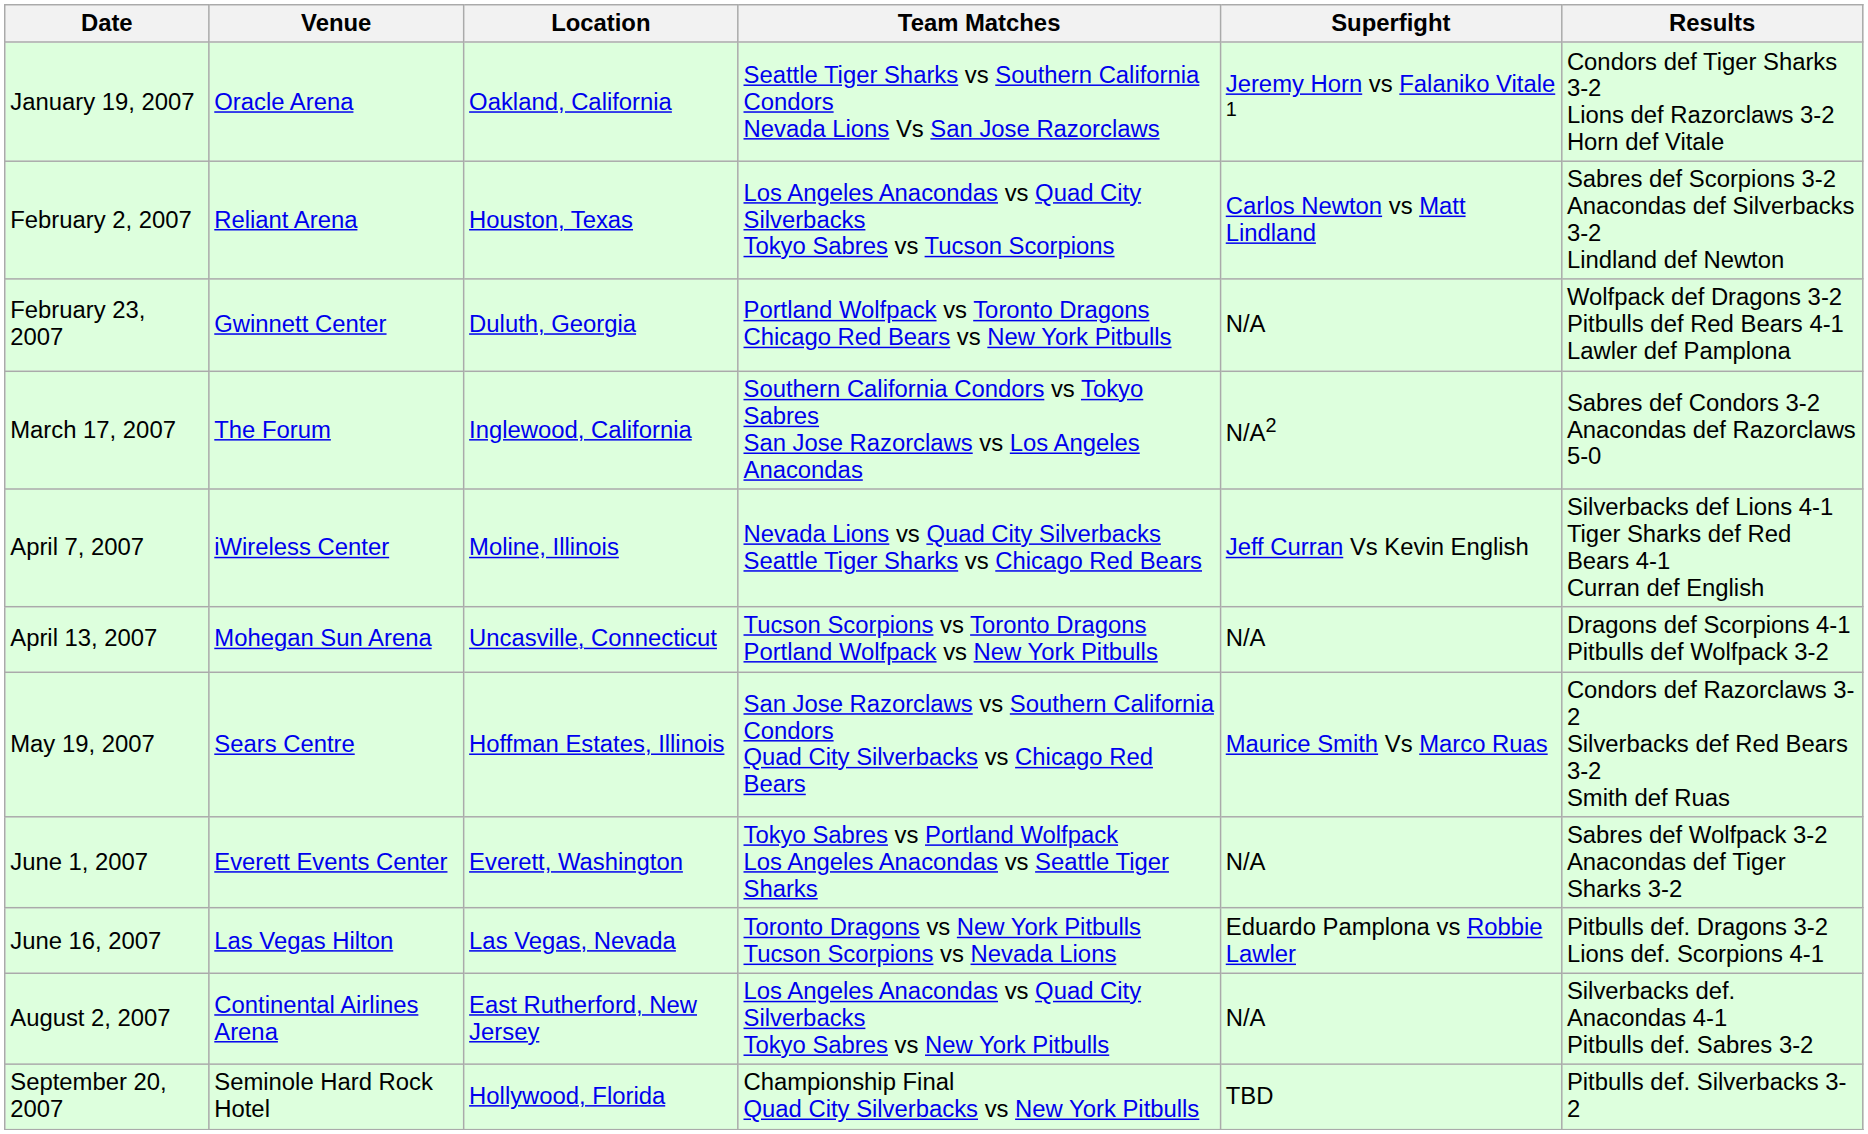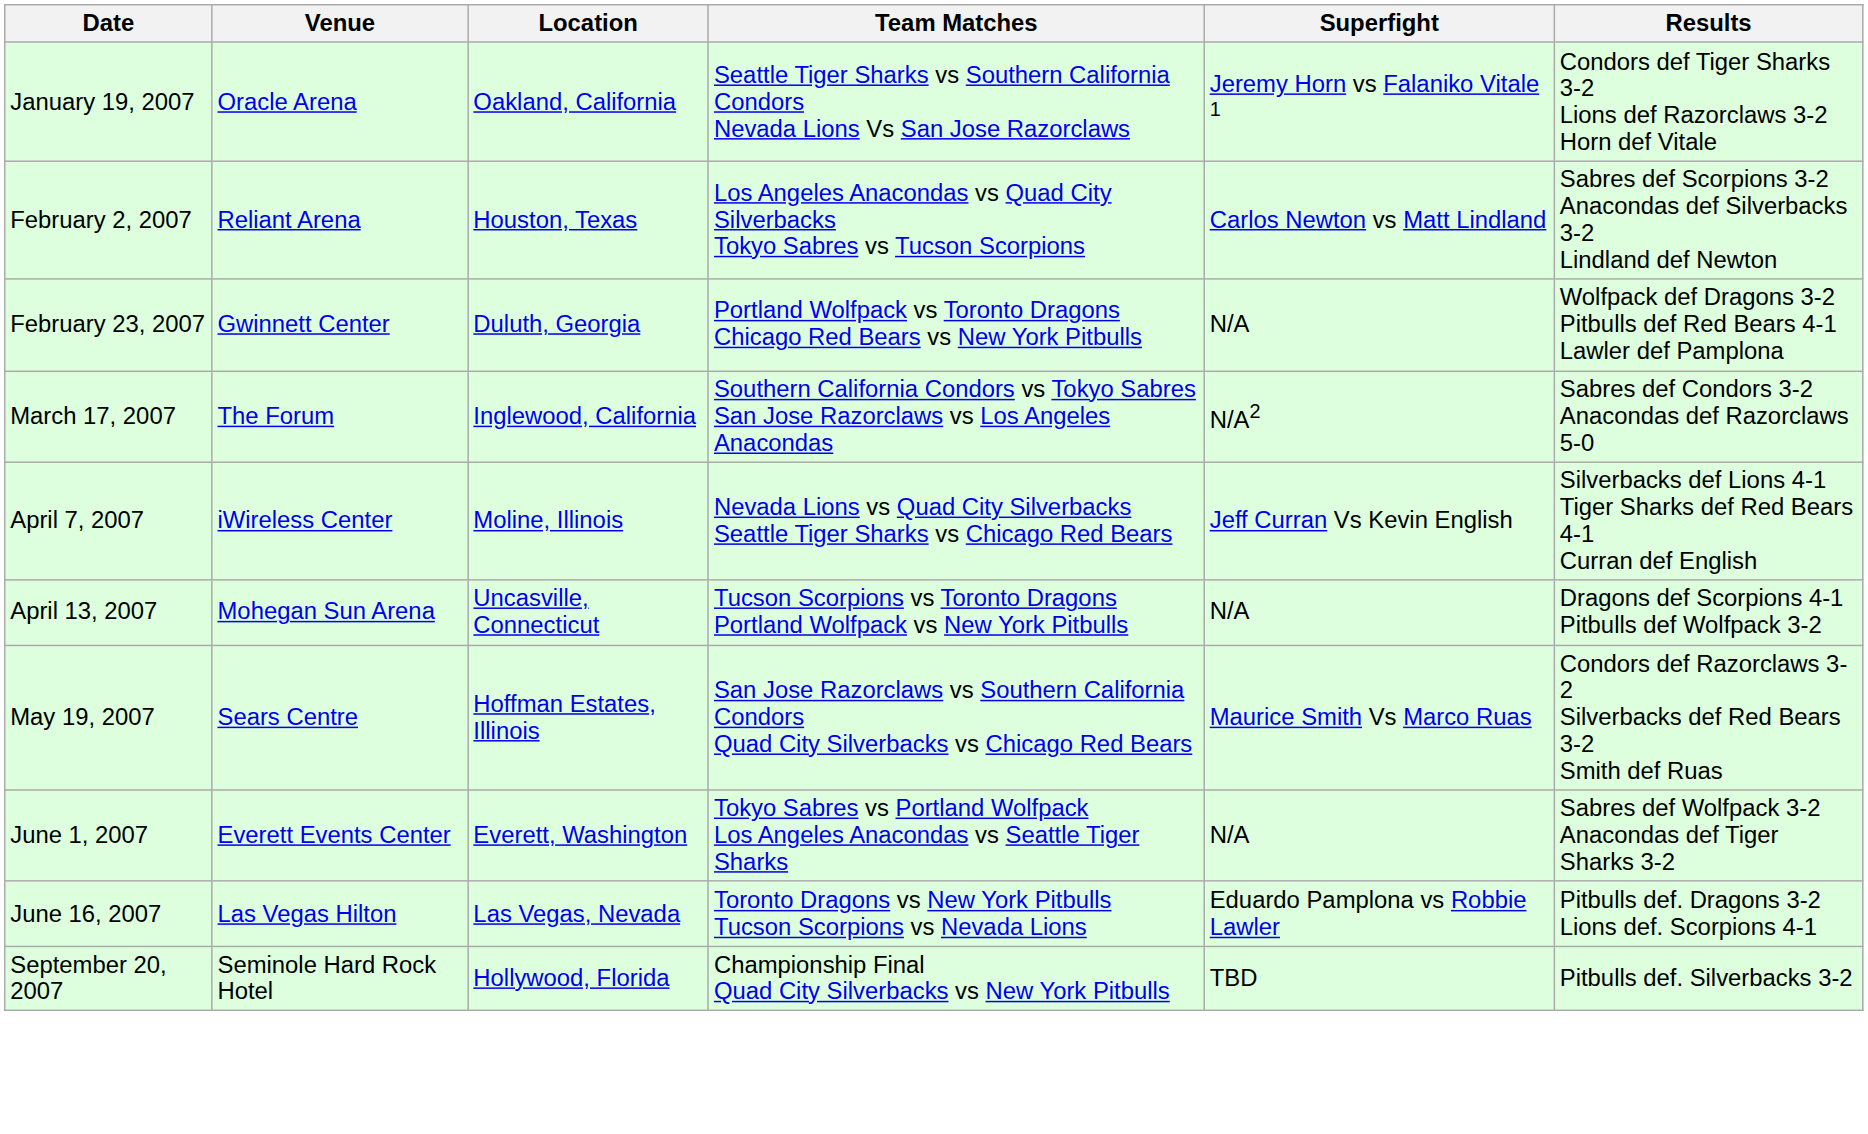- row: (90, 1018)
